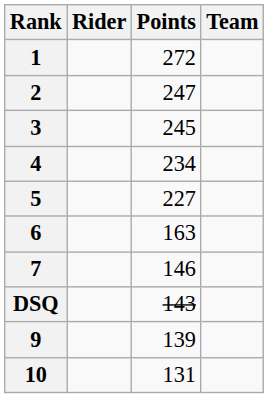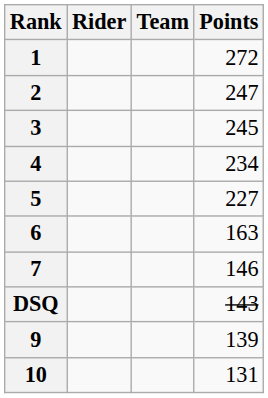columns swapped: (232, 22) <-> (166, 22)
